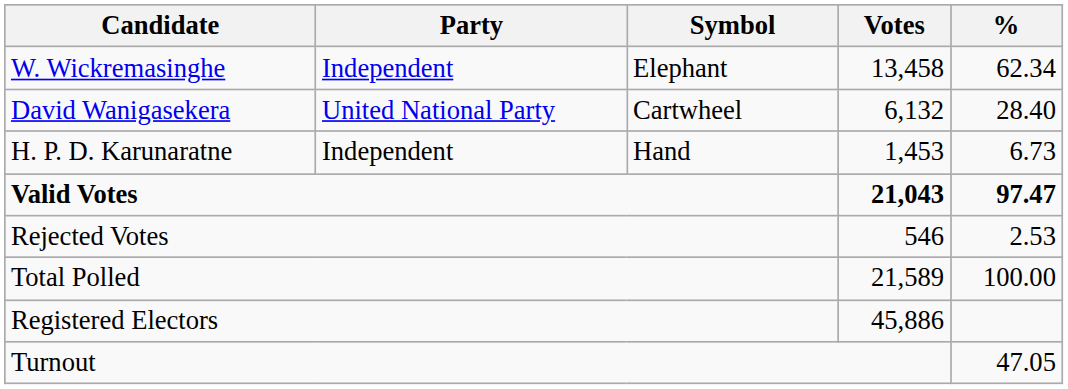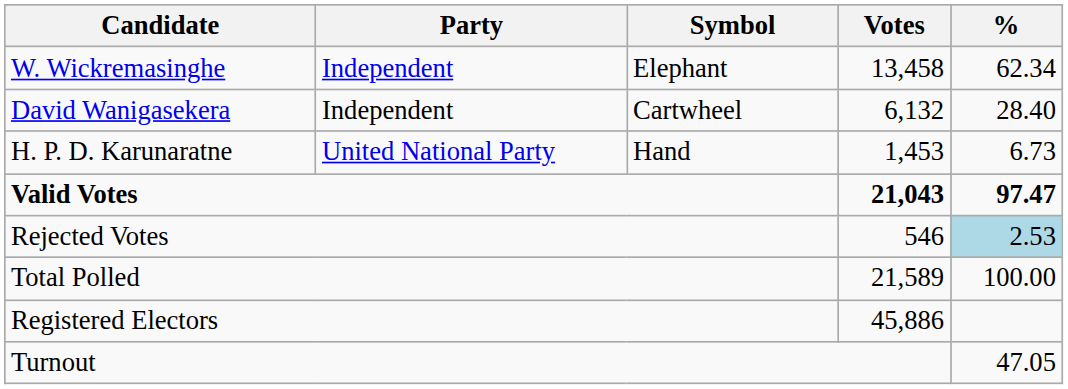(439, 109) United National Party -> (388, 109) Independent
(388, 151) Independent -> (439, 151) United National Party
(1033, 236) no background -> (1033, 236) lightblue background
